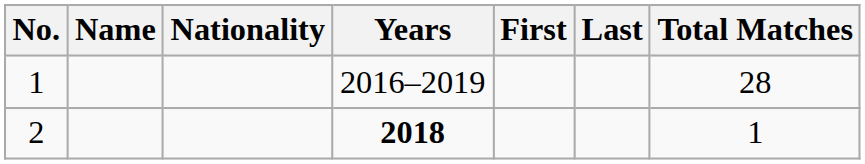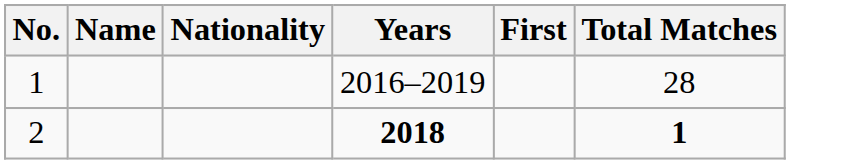- column: (612, 30)
(755, 132) normal -> (679, 132) bold
